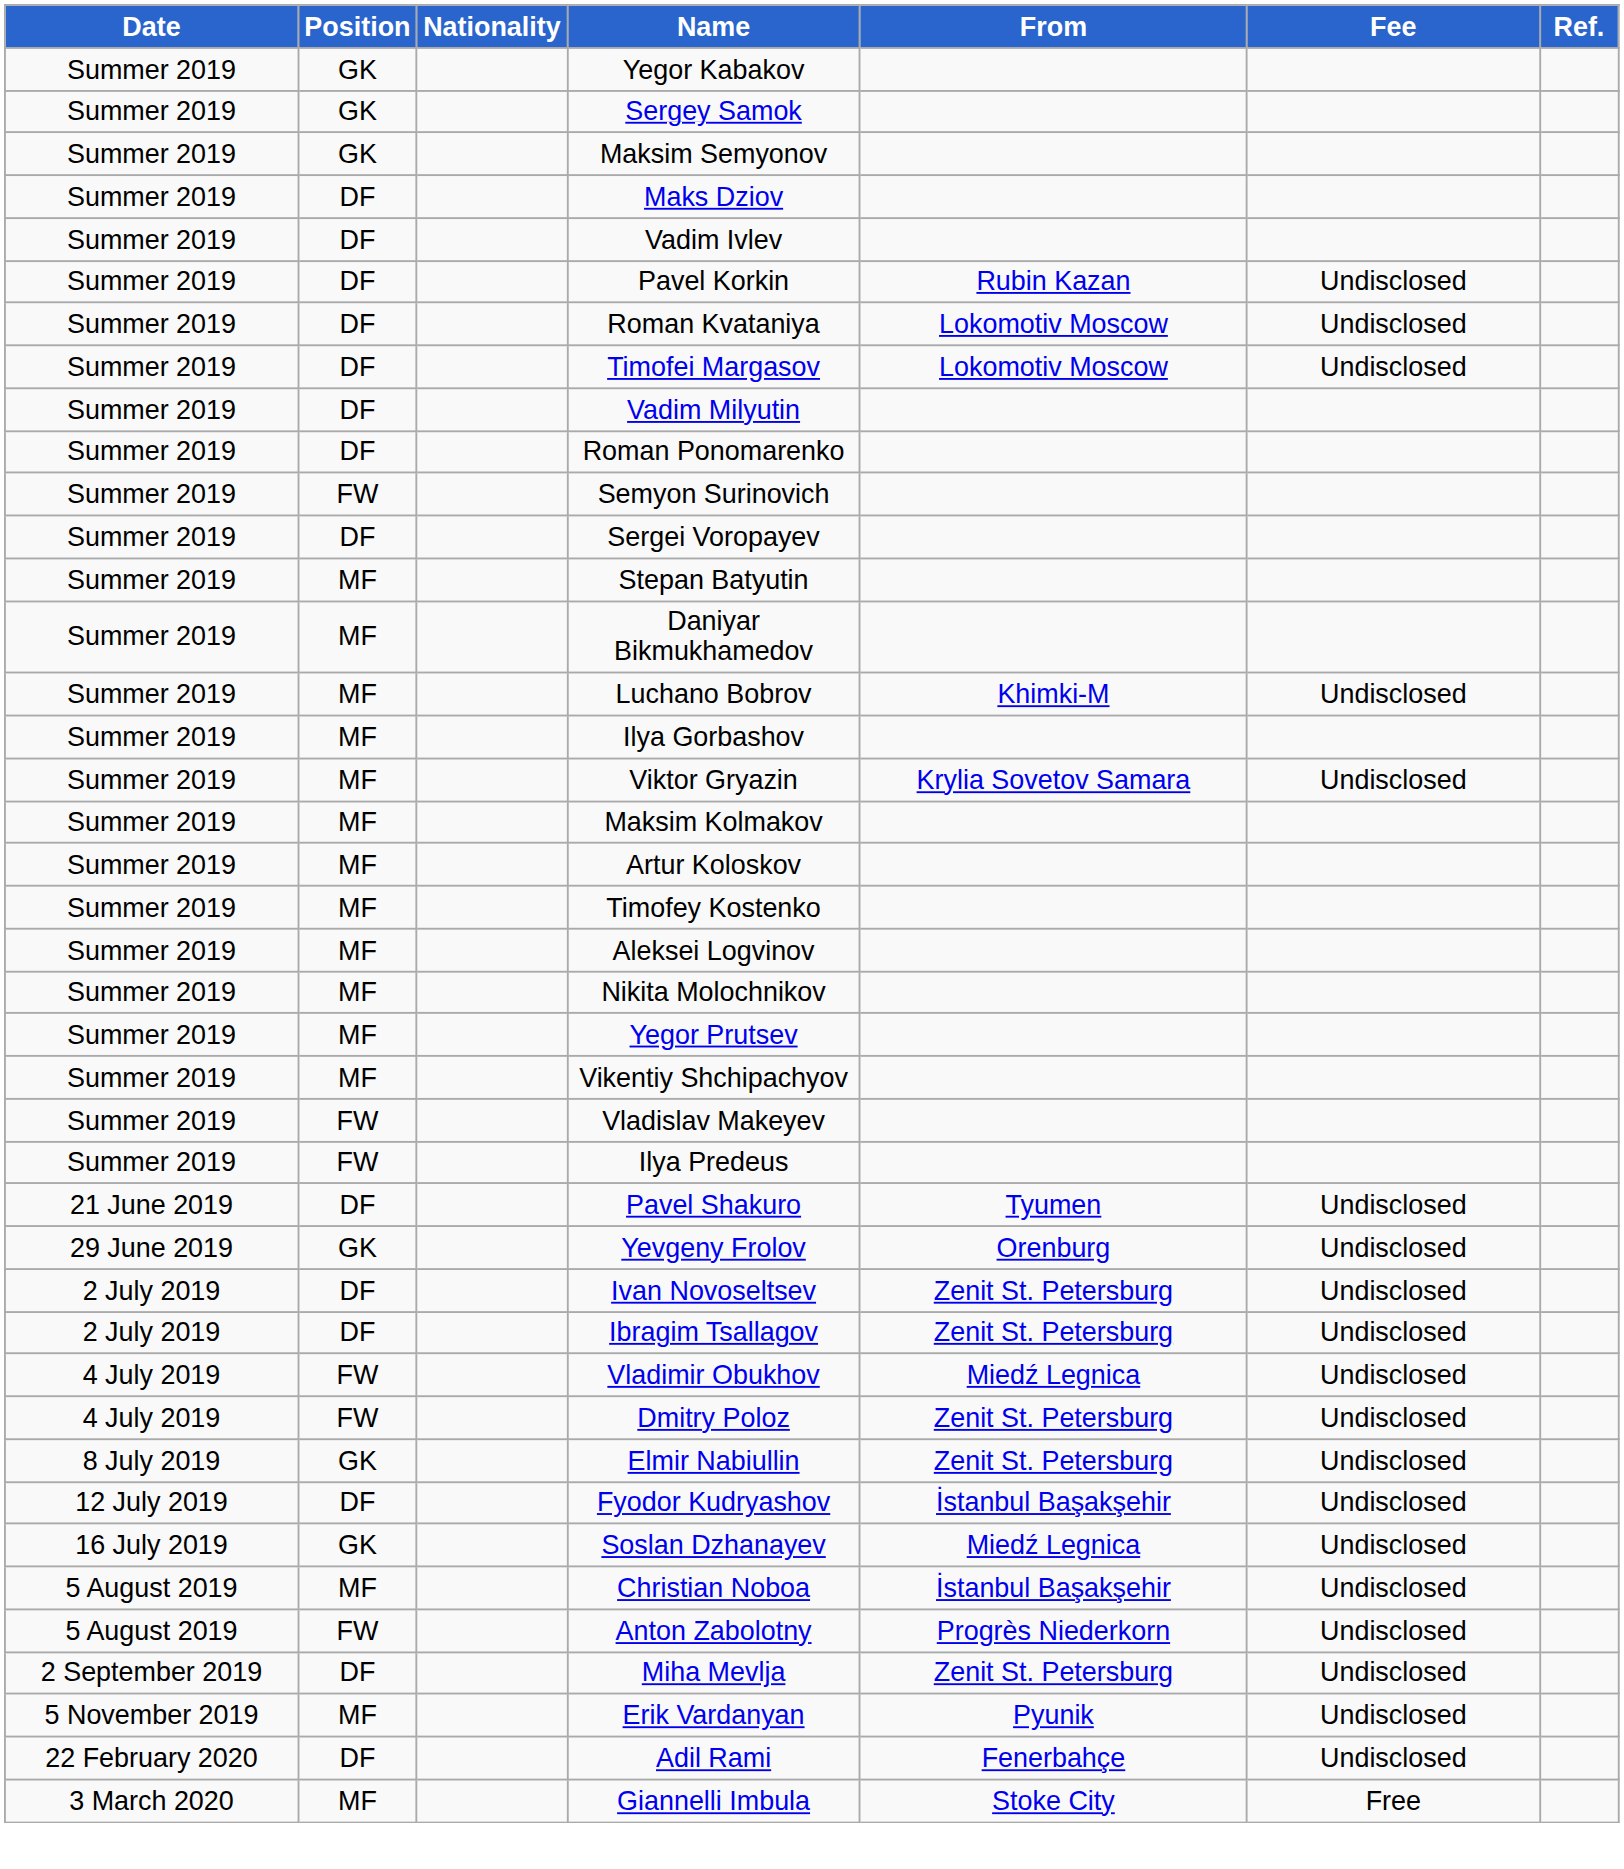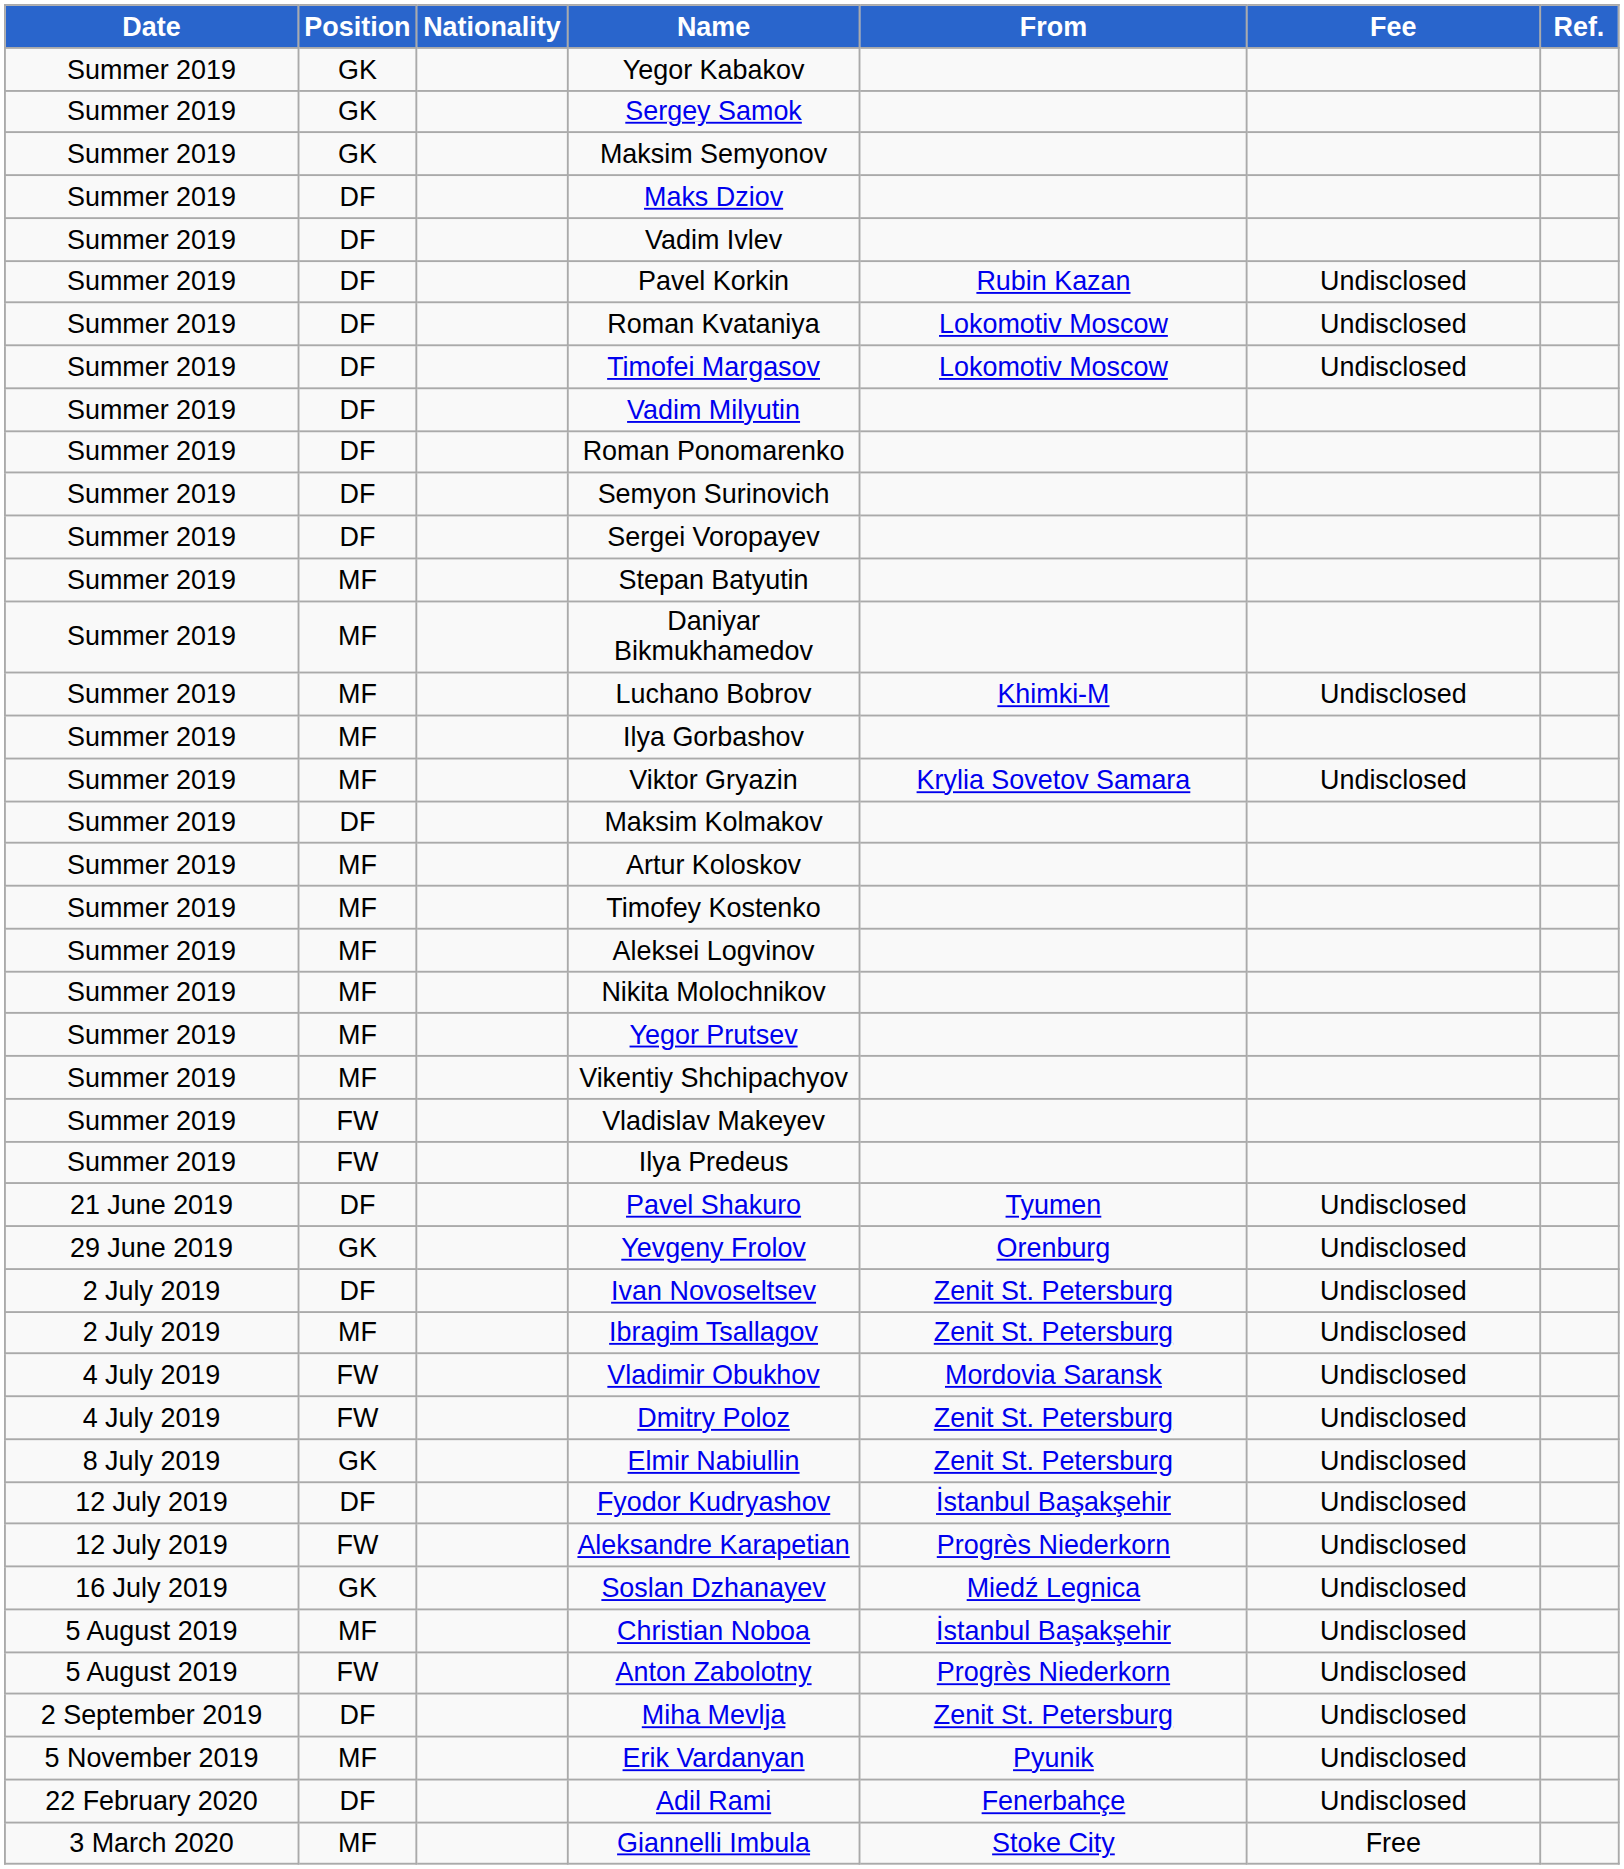(357, 495) FW -> (357, 495) DF
(357, 822) MF -> (357, 822) DF
(357, 1333) DF -> (357, 1333) MF
(1053, 1375) Miedź Legnica -> (1053, 1375) Mordovia Saransk
+ row: (714, 1546)
